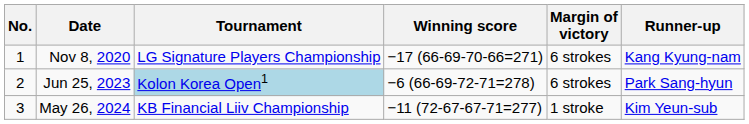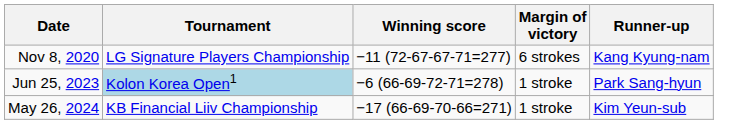- column: (20, 25)
(465, 57) −17 (66-69-70-66=271) -> (434, 57) −11 (72-67-67-71=277)
(581, 83) 6 strokes -> (546, 83) 1 stroke
(465, 108) −11 (72-67-67-71=277) -> (434, 108) −17 (66-69-70-66=271)
